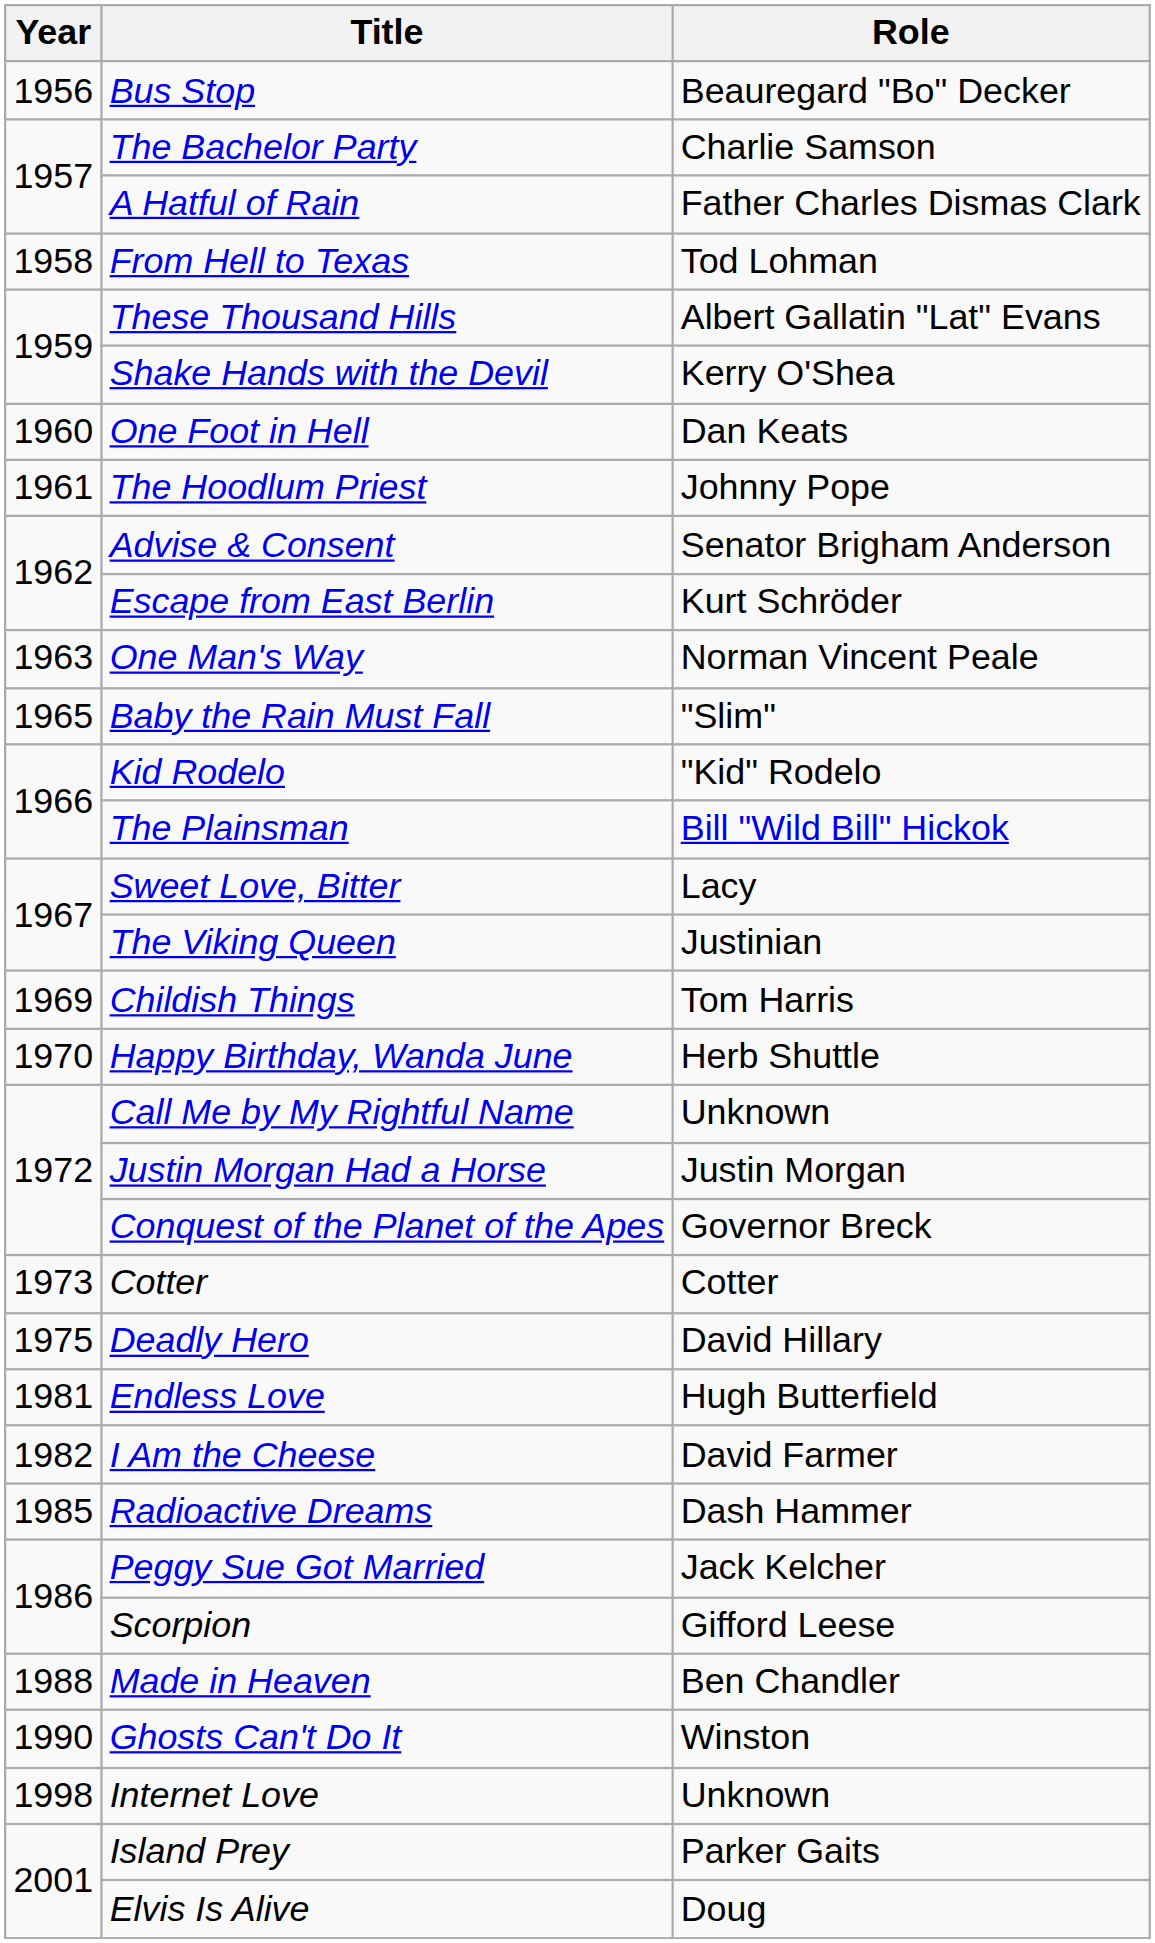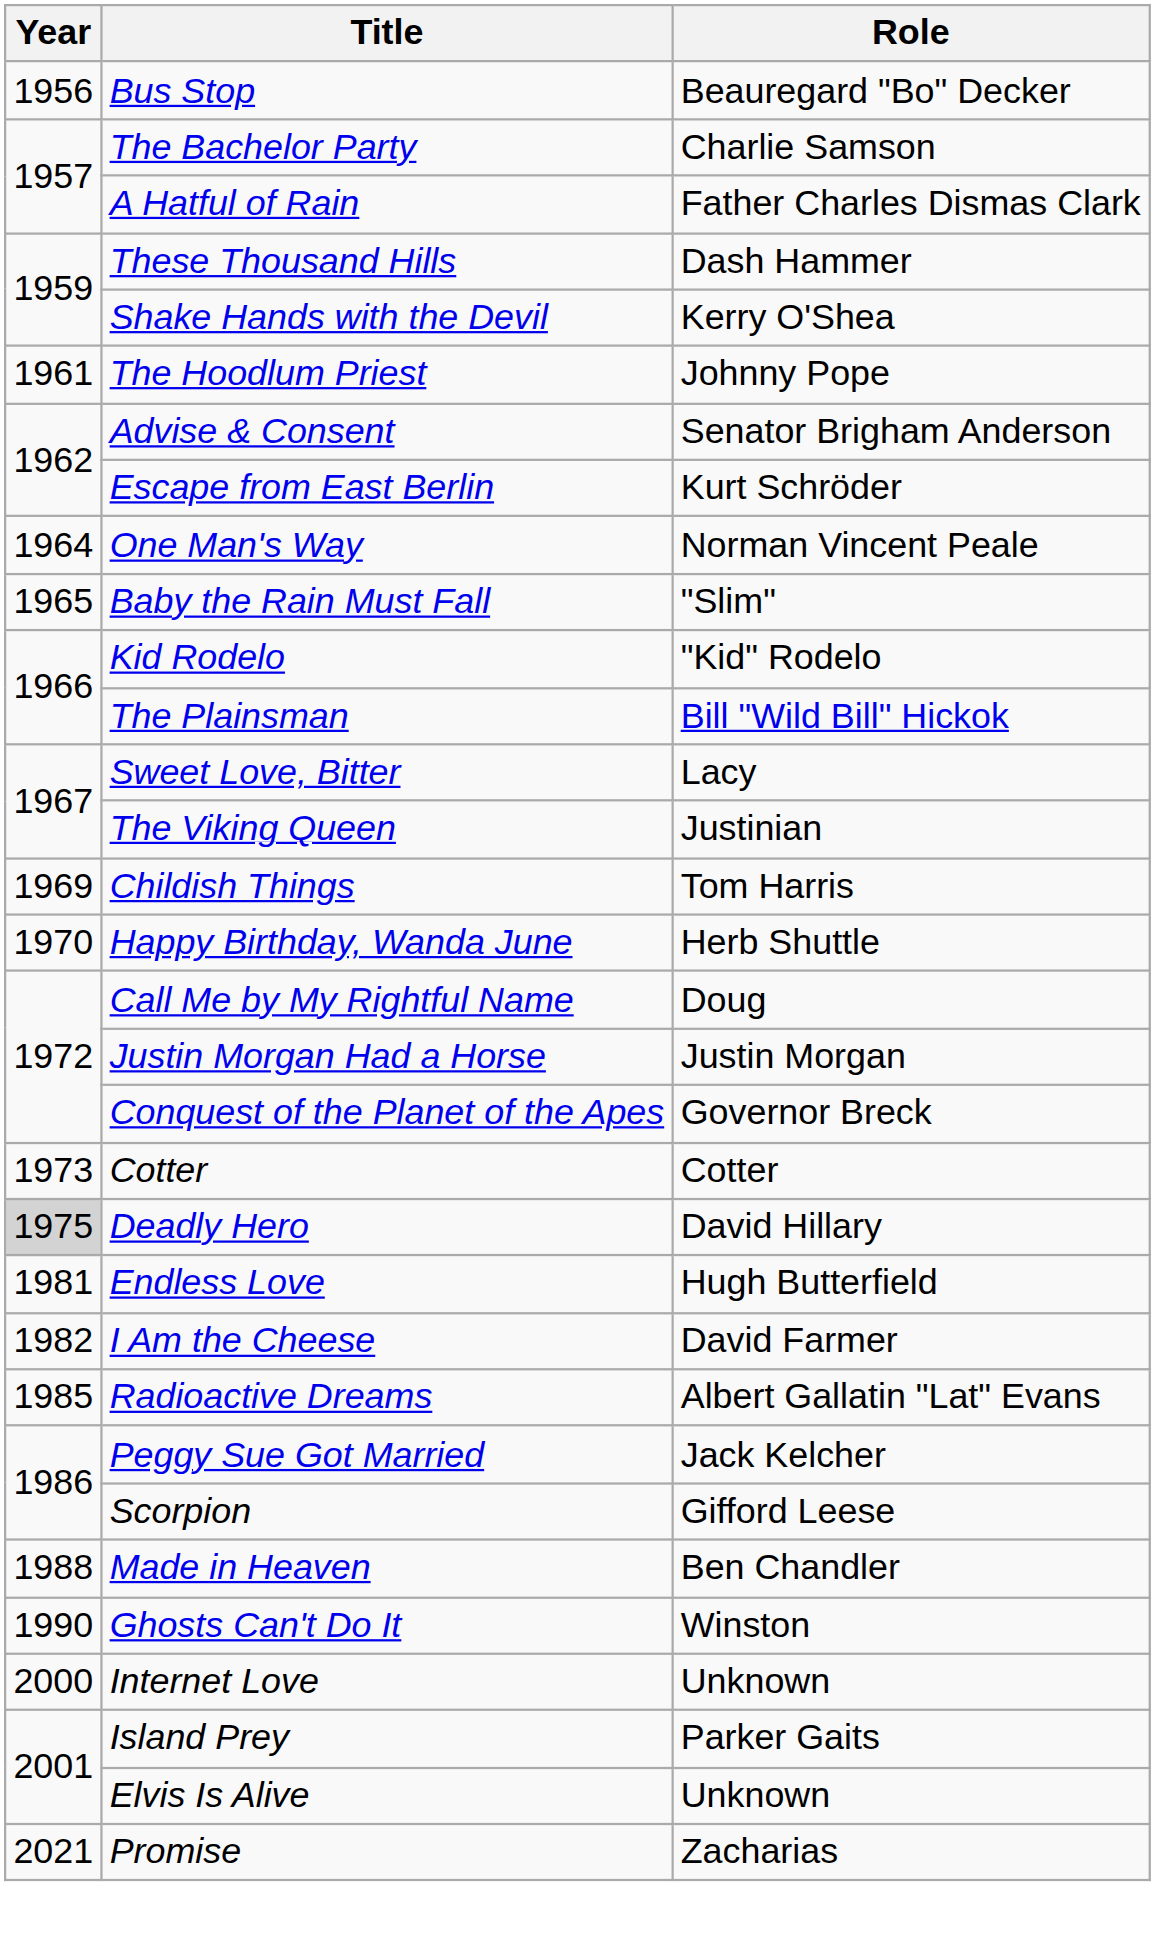- row: (259, 260)
(891, 317) Albert Gallatin "Lat" Evans -> (796, 260) Dash Hammer
- row: (239, 430)
(53, 658) 1963 -> (53, 544) 1964
(755, 1112) Unknown -> (724, 999) Doug
(53, 1340) no background -> (53, 1226) lightgrey background
(796, 1510) Dash Hammer -> (891, 1397) Albert Gallatin "Lat" Evans
(53, 1794) 1998 -> (53, 1681) 2000
(724, 1908) Doug -> (755, 1794) Unknown
+ row: (175, 1851)
